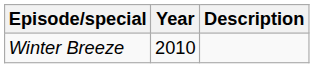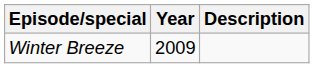(175, 47) 2010 -> (175, 47) 2009
